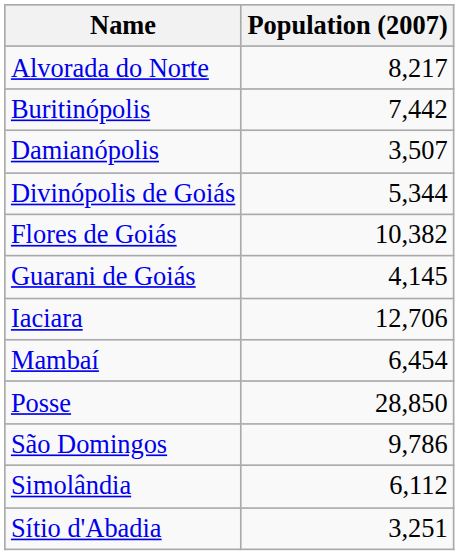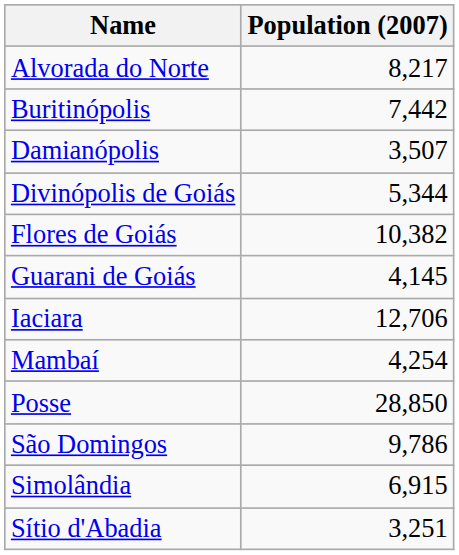(418, 360) 6,454 -> (418, 360) 4,254
(418, 485) 6,112 -> (418, 485) 6,915
